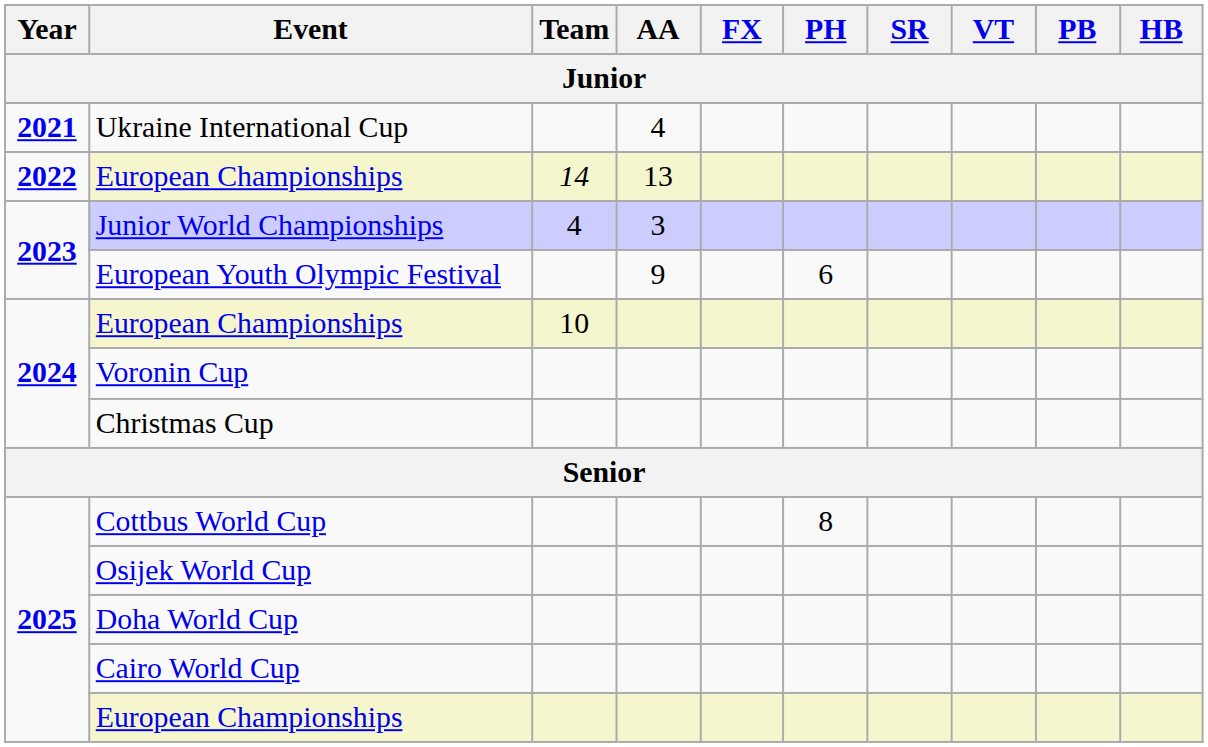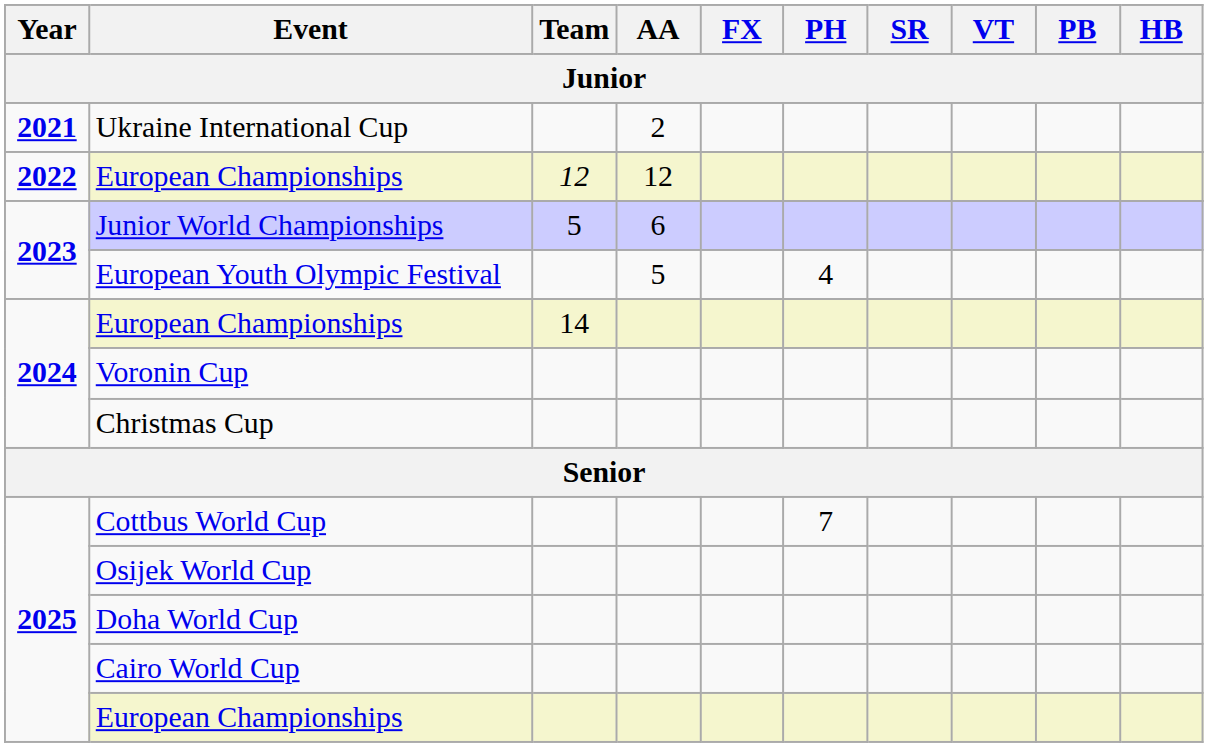(658, 127) 4 -> (658, 127) 2
(574, 176) 14 -> (574, 176) 12
(658, 176) 13 -> (658, 176) 12
(574, 225) 4 -> (574, 225) 5
(658, 225) 3 -> (658, 225) 6
(658, 274) 9 -> (658, 274) 5
(826, 274) 6 -> (826, 274) 4
(574, 323) 10 -> (574, 323) 14
(826, 520) 8 -> (826, 520) 7
